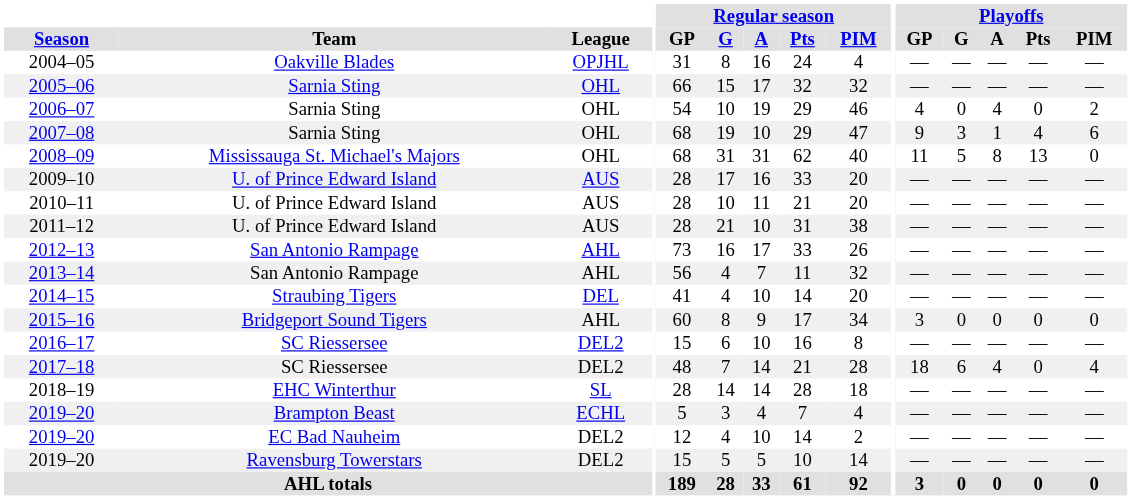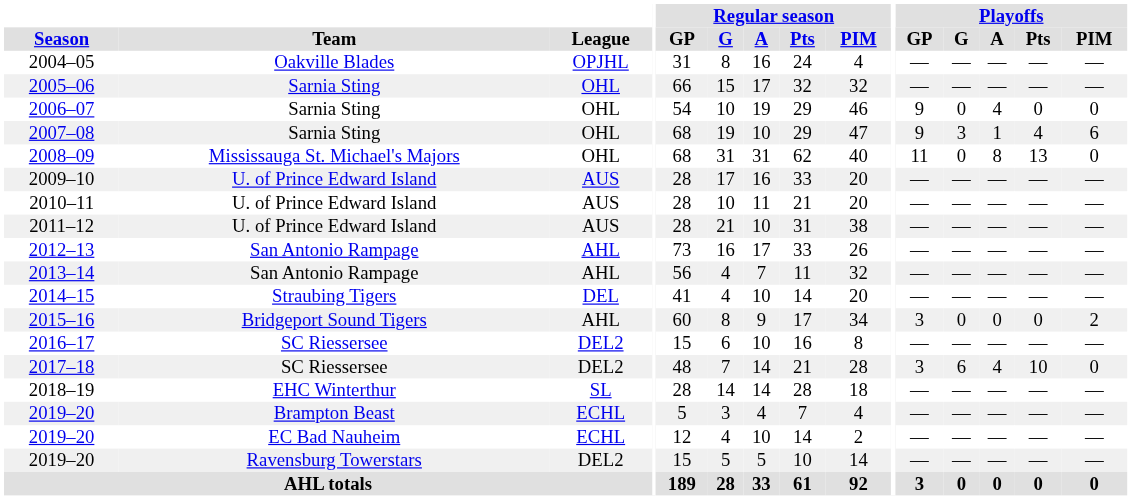(919, 109) 4 -> (919, 109) 9
(1094, 109) 2 -> (1094, 109) 0
(961, 156) 5 -> (961, 156) 0
(1094, 319) 0 -> (1094, 319) 2
(919, 366) 18 -> (919, 366) 3
(1038, 366) 0 -> (1038, 366) 10
(1094, 366) 4 -> (1094, 366) 0
(601, 436) DEL2 -> (601, 436) ECHL
